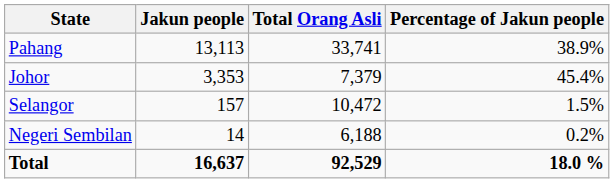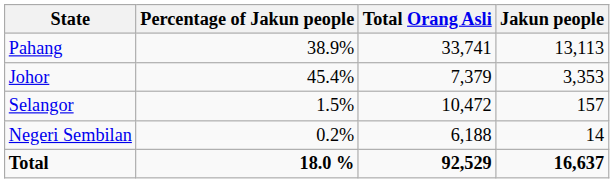columns swapped: (192, 18) <-> (497, 18)
